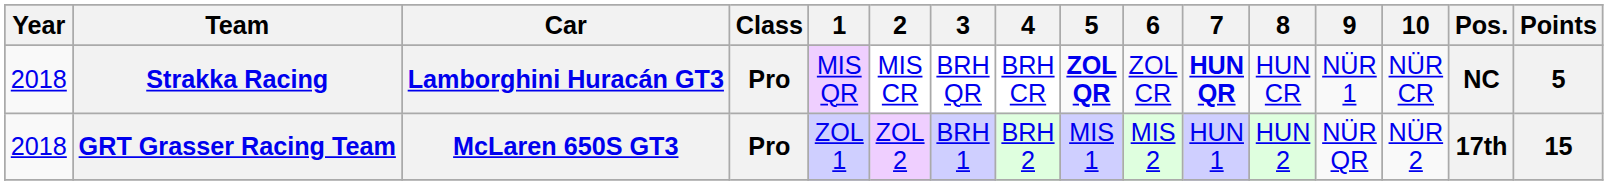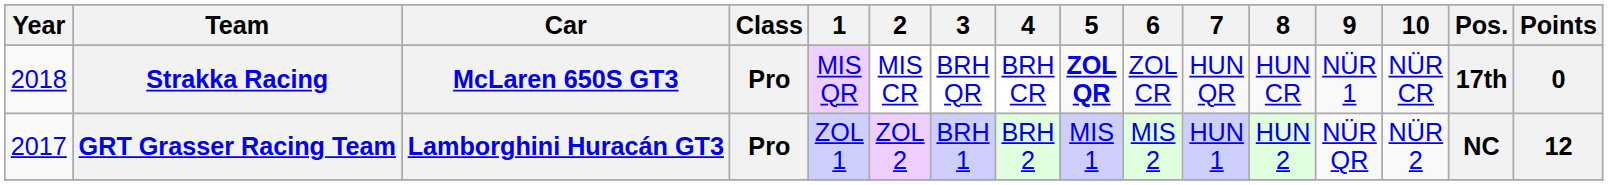(566, 79) Lamborghini Huracán GT3 -> (566, 79) McLaren 650S GT3
(1217, 79) bold -> (1217, 79) normal
(1482, 79) NC -> (1482, 79) 17th
(1558, 79) 5 -> (1558, 79) 0
(39, 147) 2018 -> (39, 147) 2017
(566, 147) McLaren 650S GT3 -> (566, 147) Lamborghini Huracán GT3
(1482, 147) 17th -> (1482, 147) NC
(1558, 147) 15 -> (1558, 147) 12
